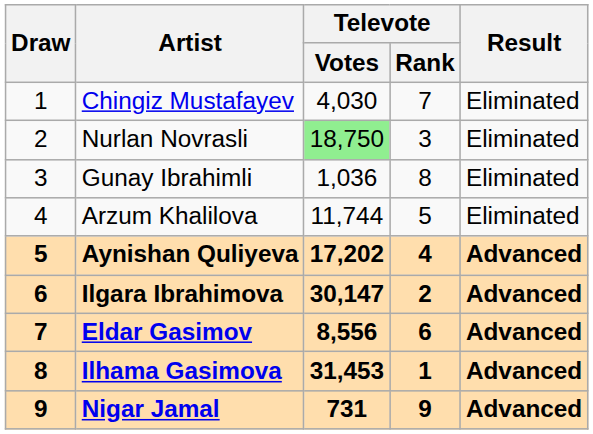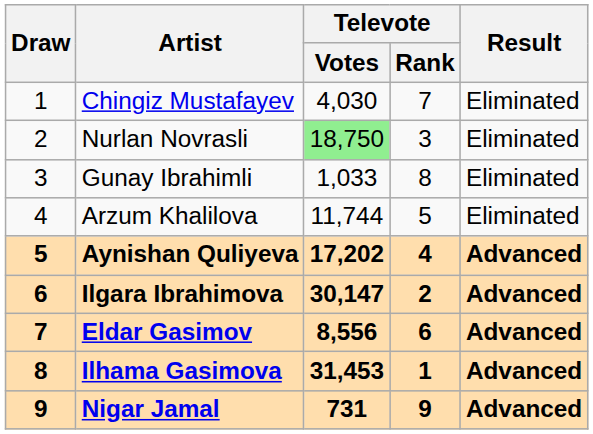(347, 178) 1,036 -> (347, 178) 1,033
